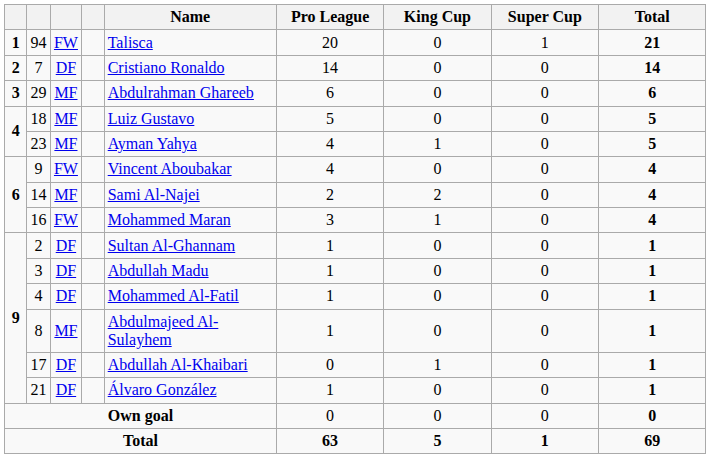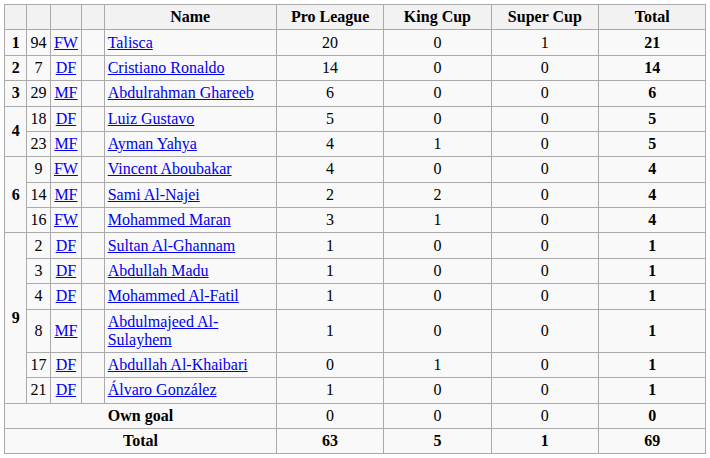(66, 118) MF -> (66, 118) DF
